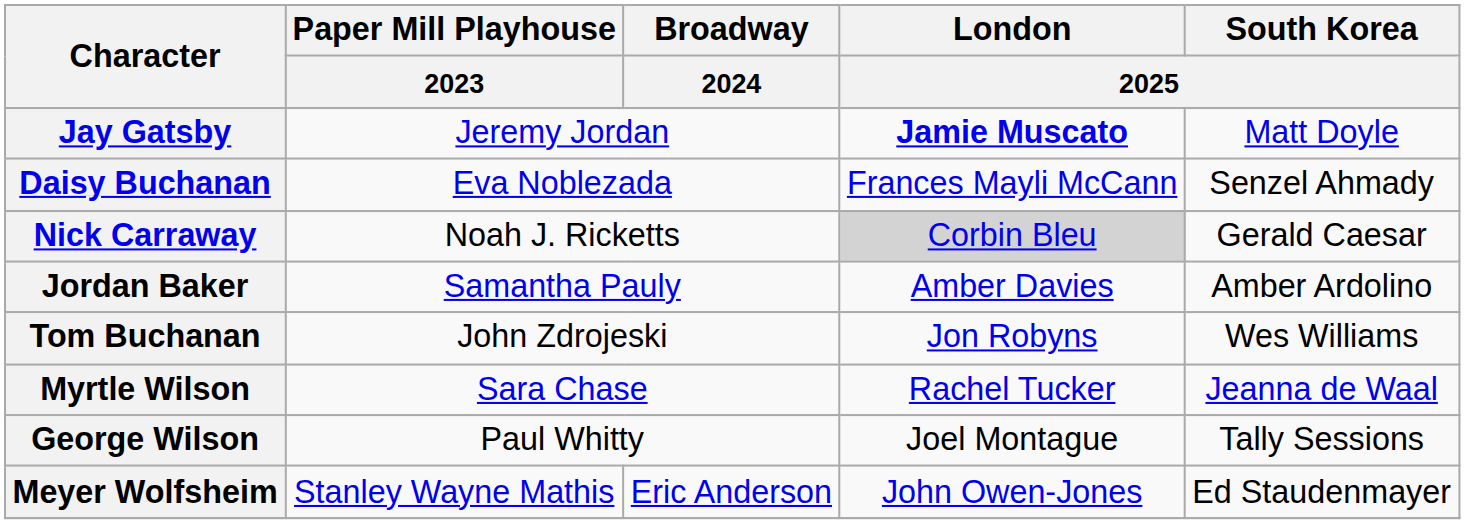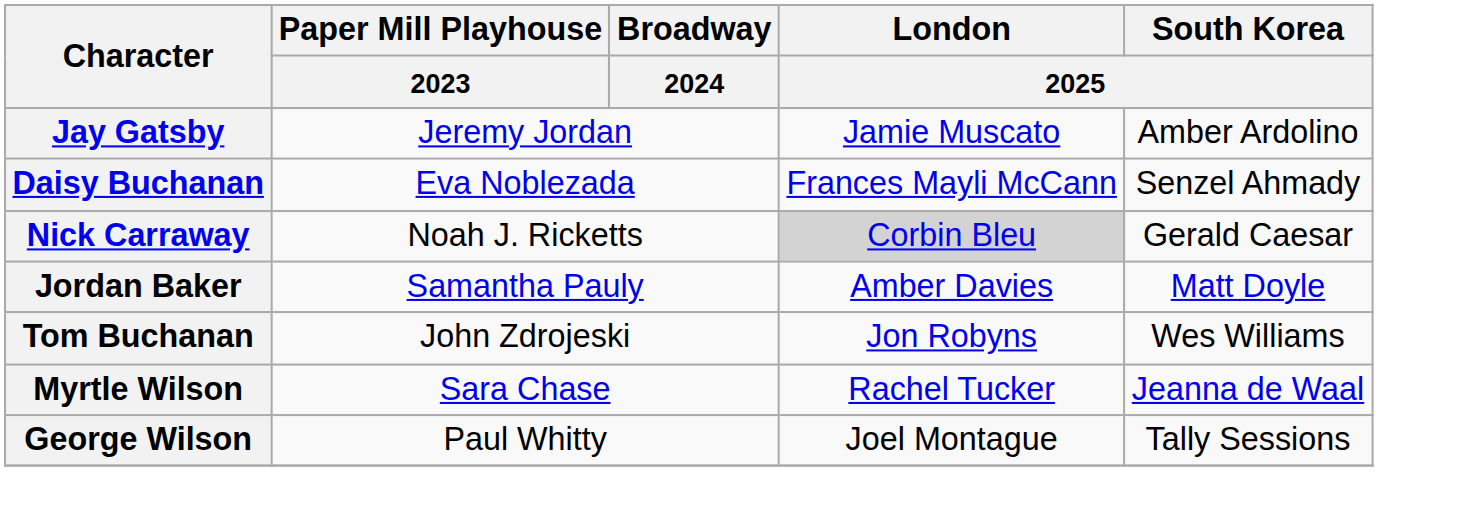(1012, 132) bold -> (952, 132) normal
(1322, 132) Matt Doyle -> (1248, 132) Amber Ardolino
(1322, 286) Amber Ardolino -> (1248, 286) Matt Doyle
- row: (145, 491)
